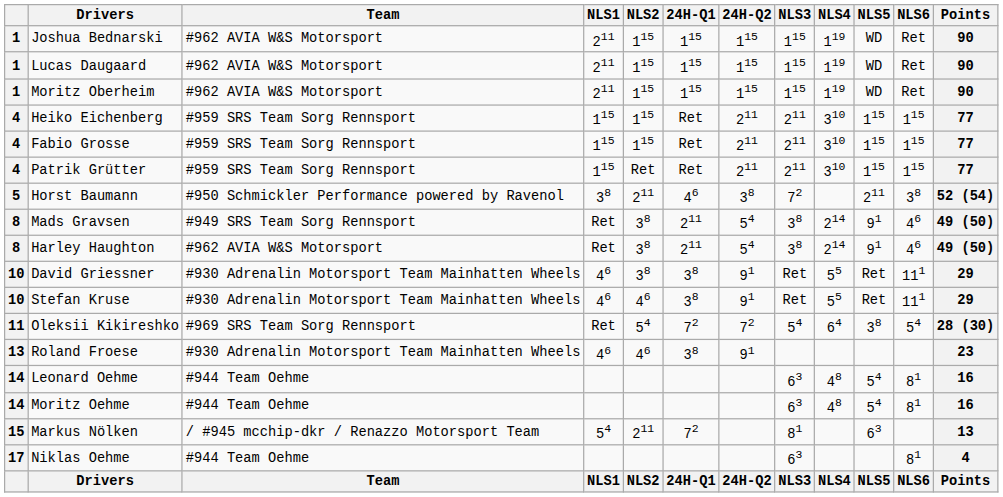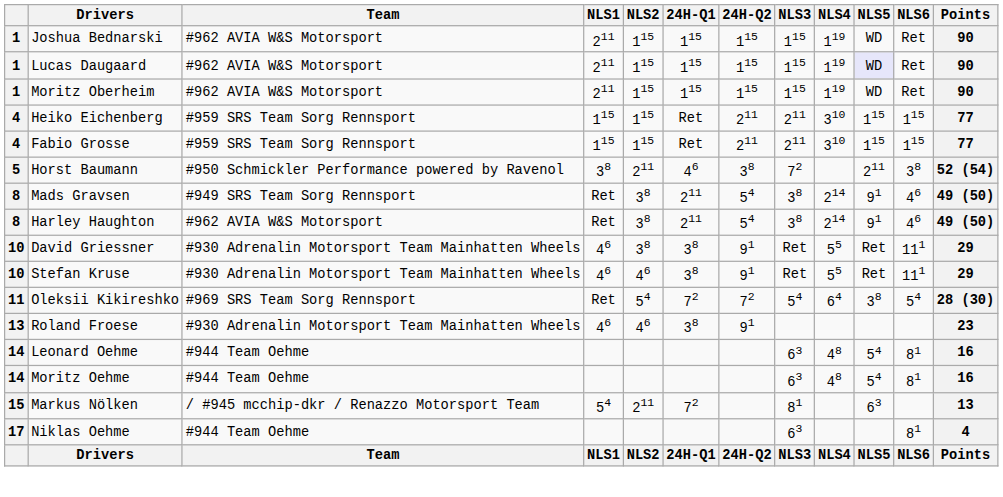(874, 65) no background -> (874, 65) lavender background
- row: (89, 170)
